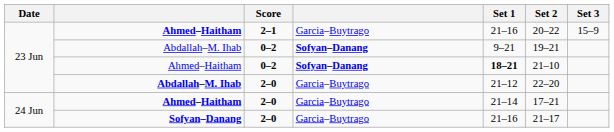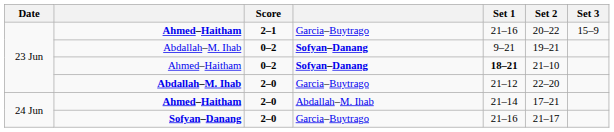(332, 101) Garcia–Buytrago -> (335, 101) Abdallah–M. Ihab
